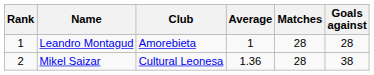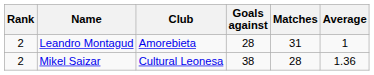columns swapped: (347, 19) <-> (250, 19)
(21, 43) 1 -> (21, 43) 2
(300, 43) 28 -> (295, 43) 31
